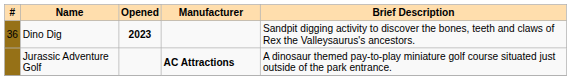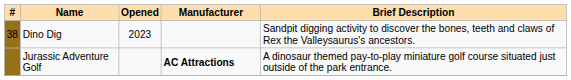(12, 34) 36 -> (12, 34) 38
(140, 34) bold -> (140, 34) normal
